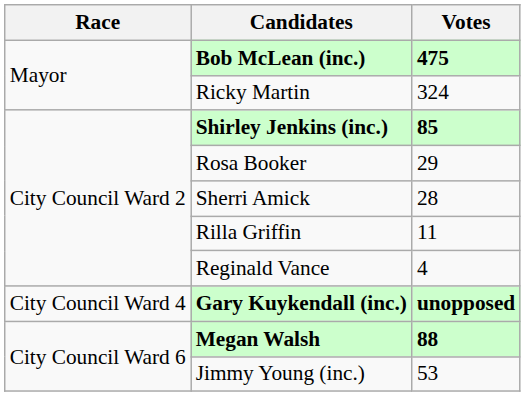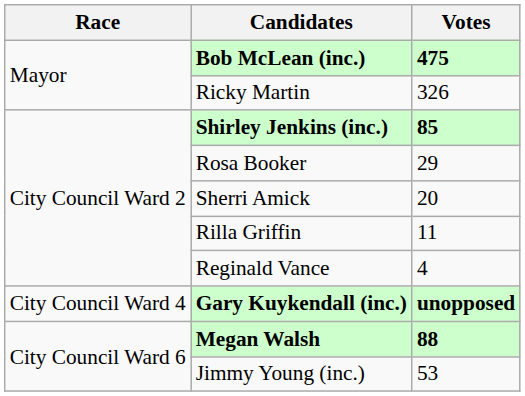(433, 92) 324 -> (433, 92) 326
(428, 198) 28 -> (428, 198) 20
